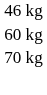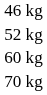+ row: (23, 34)
